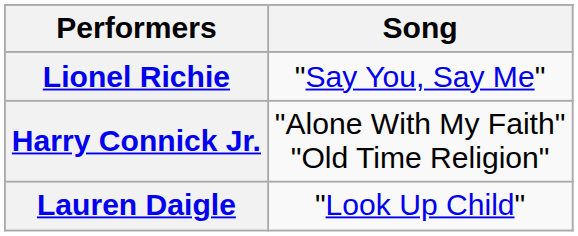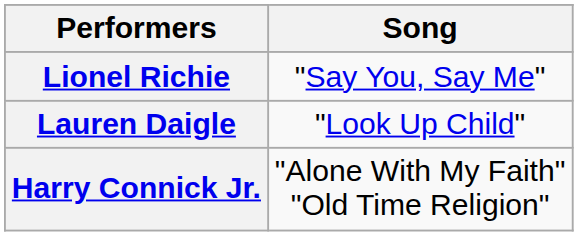rows swapped: (136, 140) <-> (136, 205)
